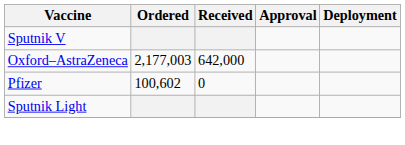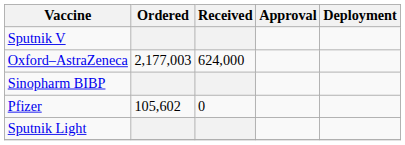(221, 60) 642,000 -> (221, 60) 624,000
+ row: (57, 83)
(158, 83) 100,602 -> (158, 106) 105,602
